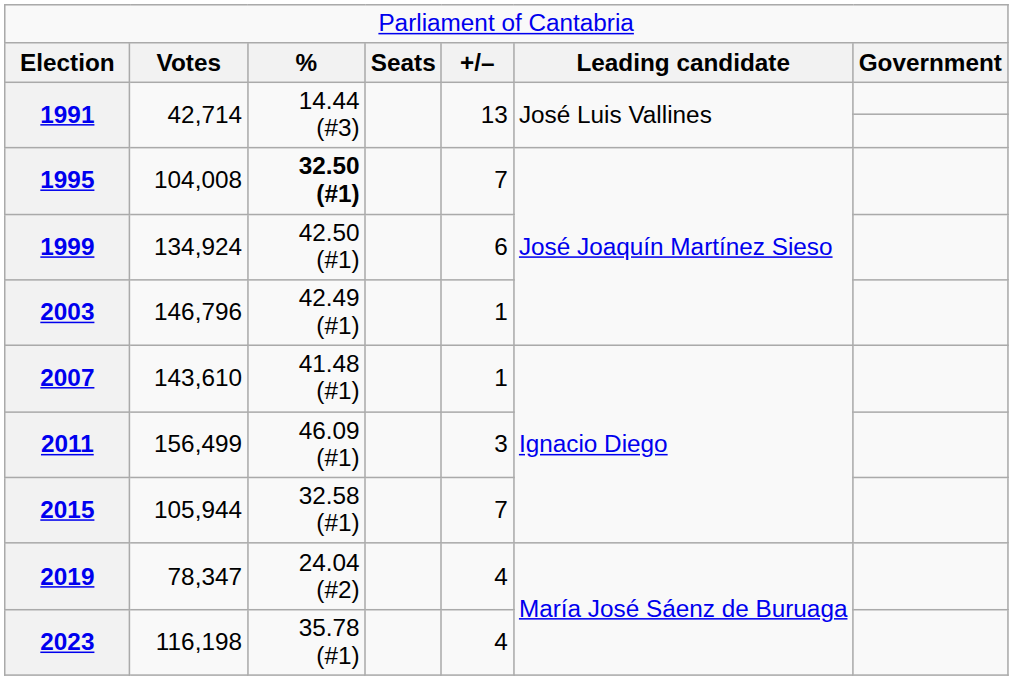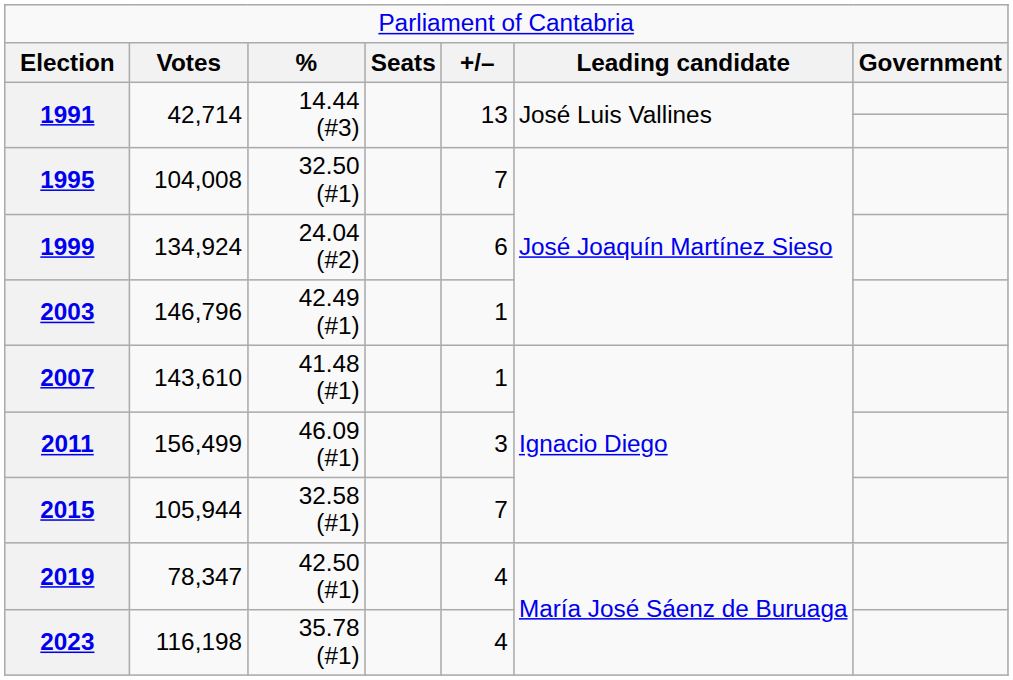(329, 180) bold -> (329, 180) normal
(329, 246) 42.50 (#1) -> (329, 246) 24.04 (#2)
(329, 576) 24.04 (#2) -> (329, 576) 42.50 (#1)
